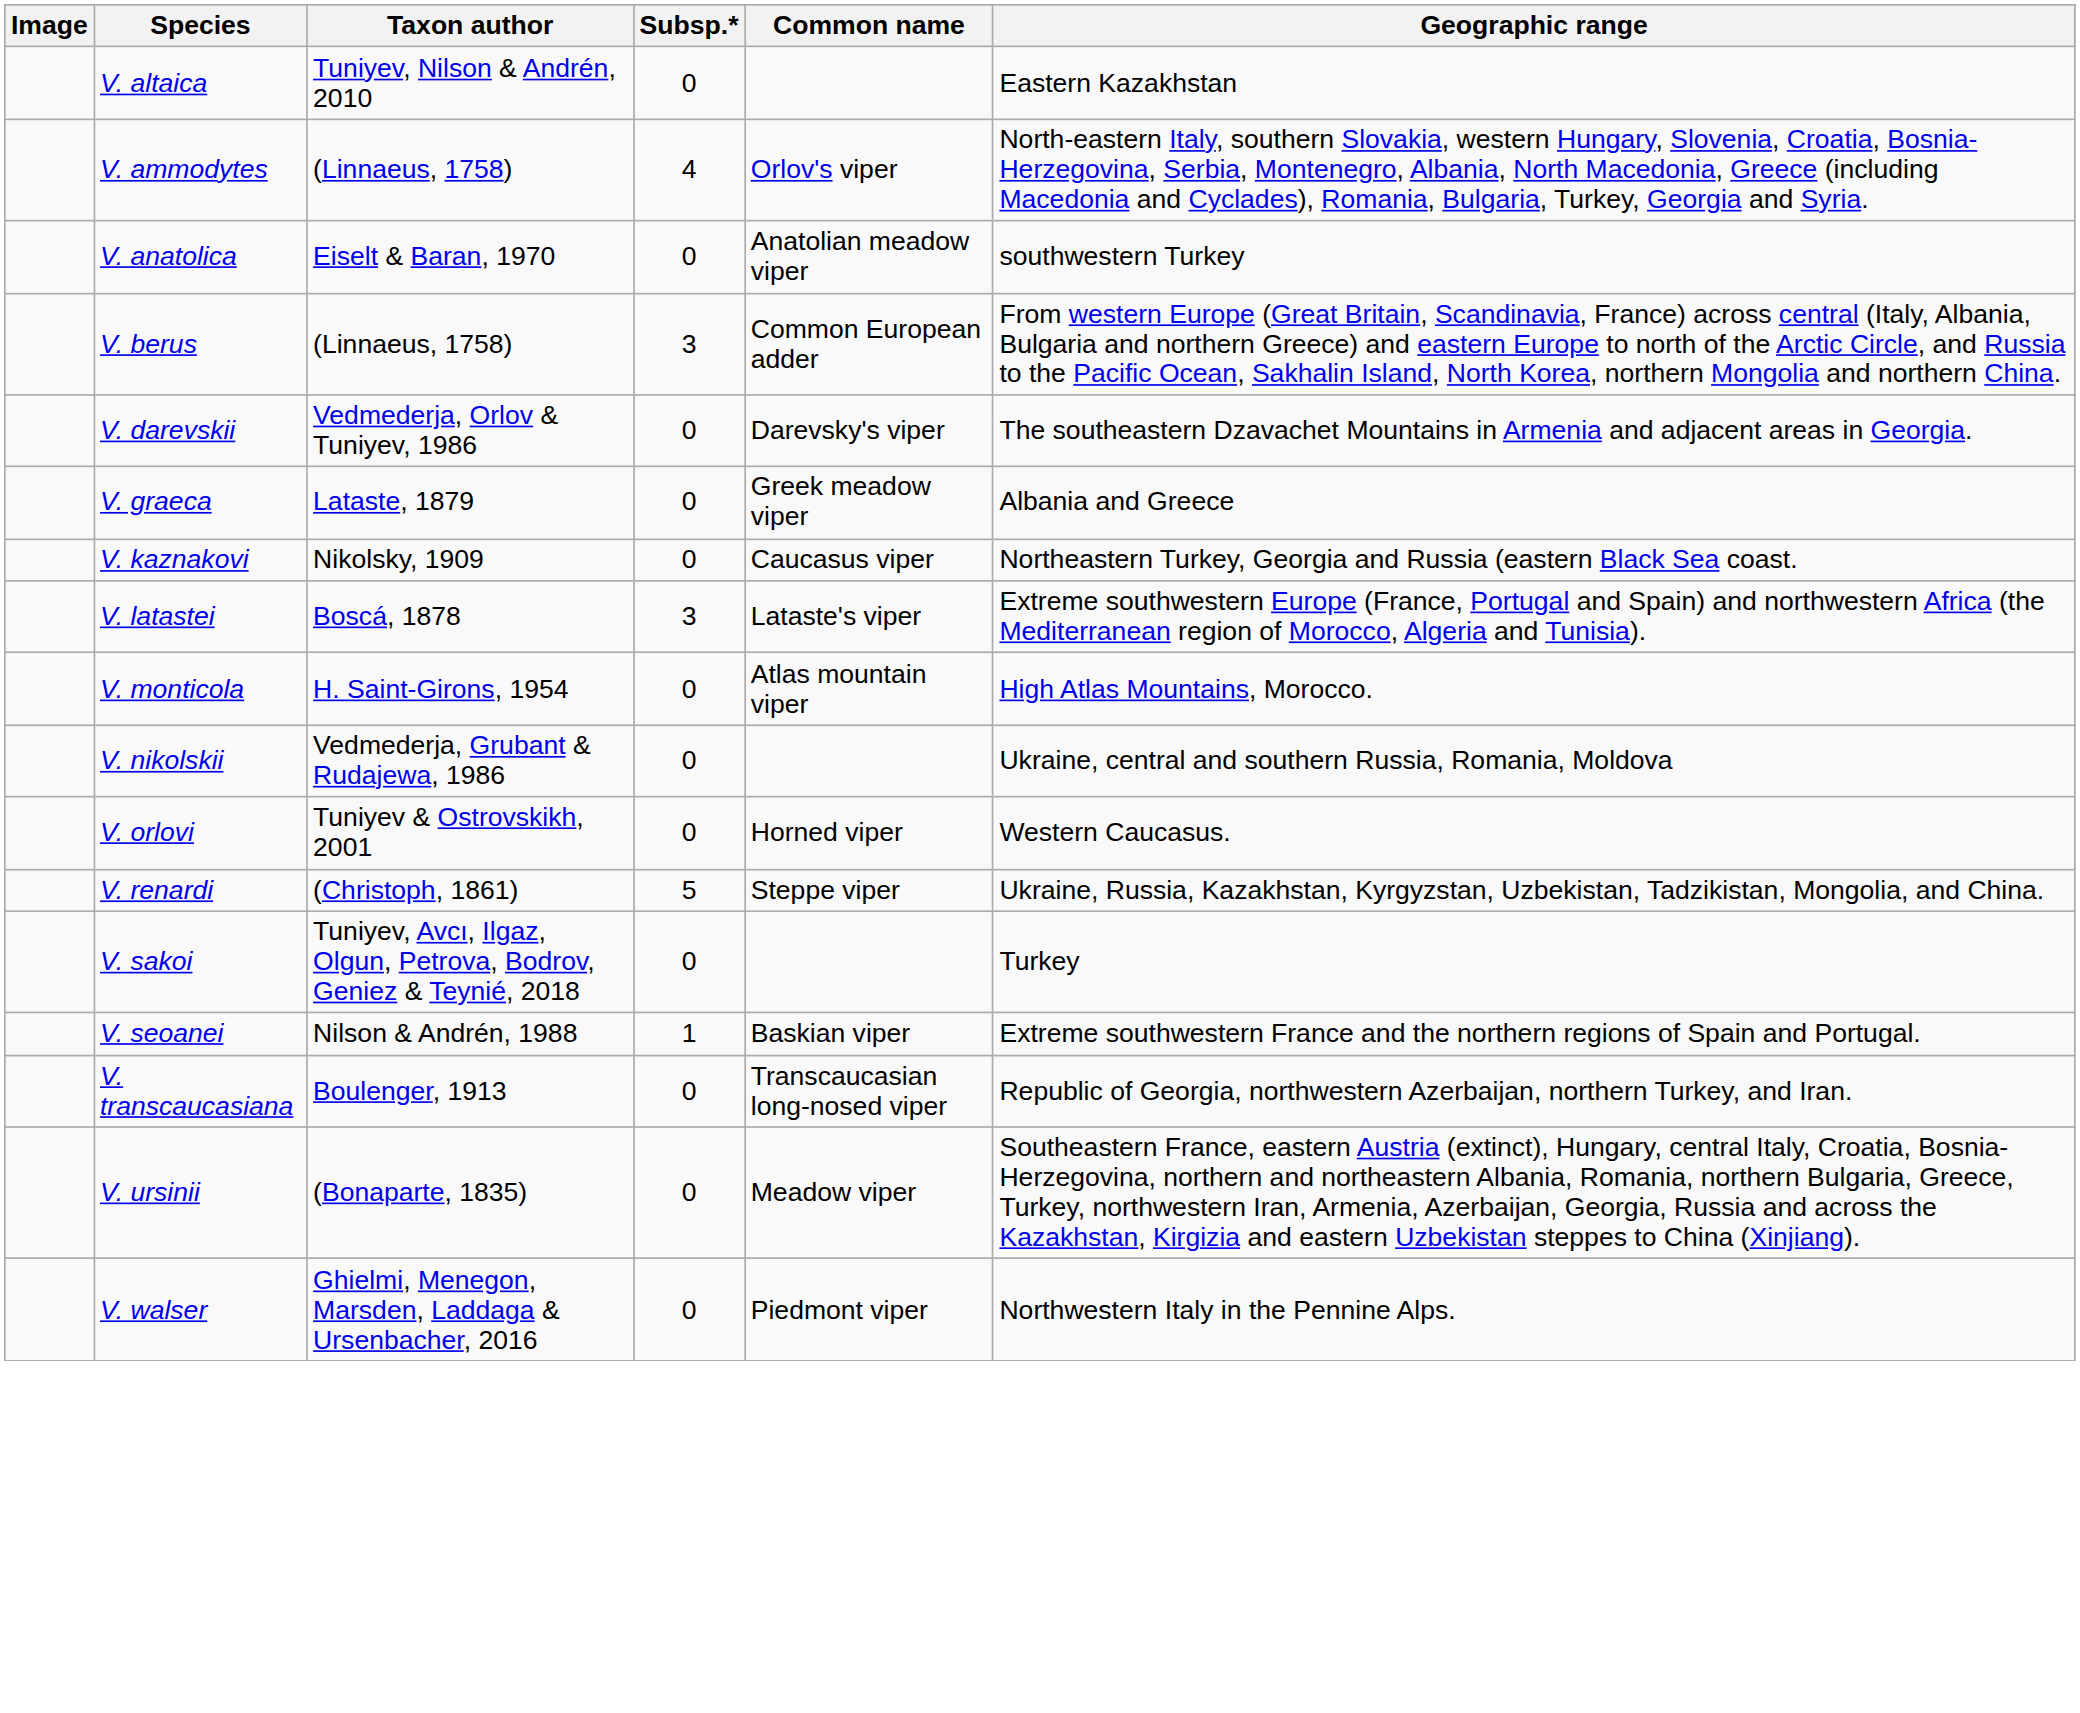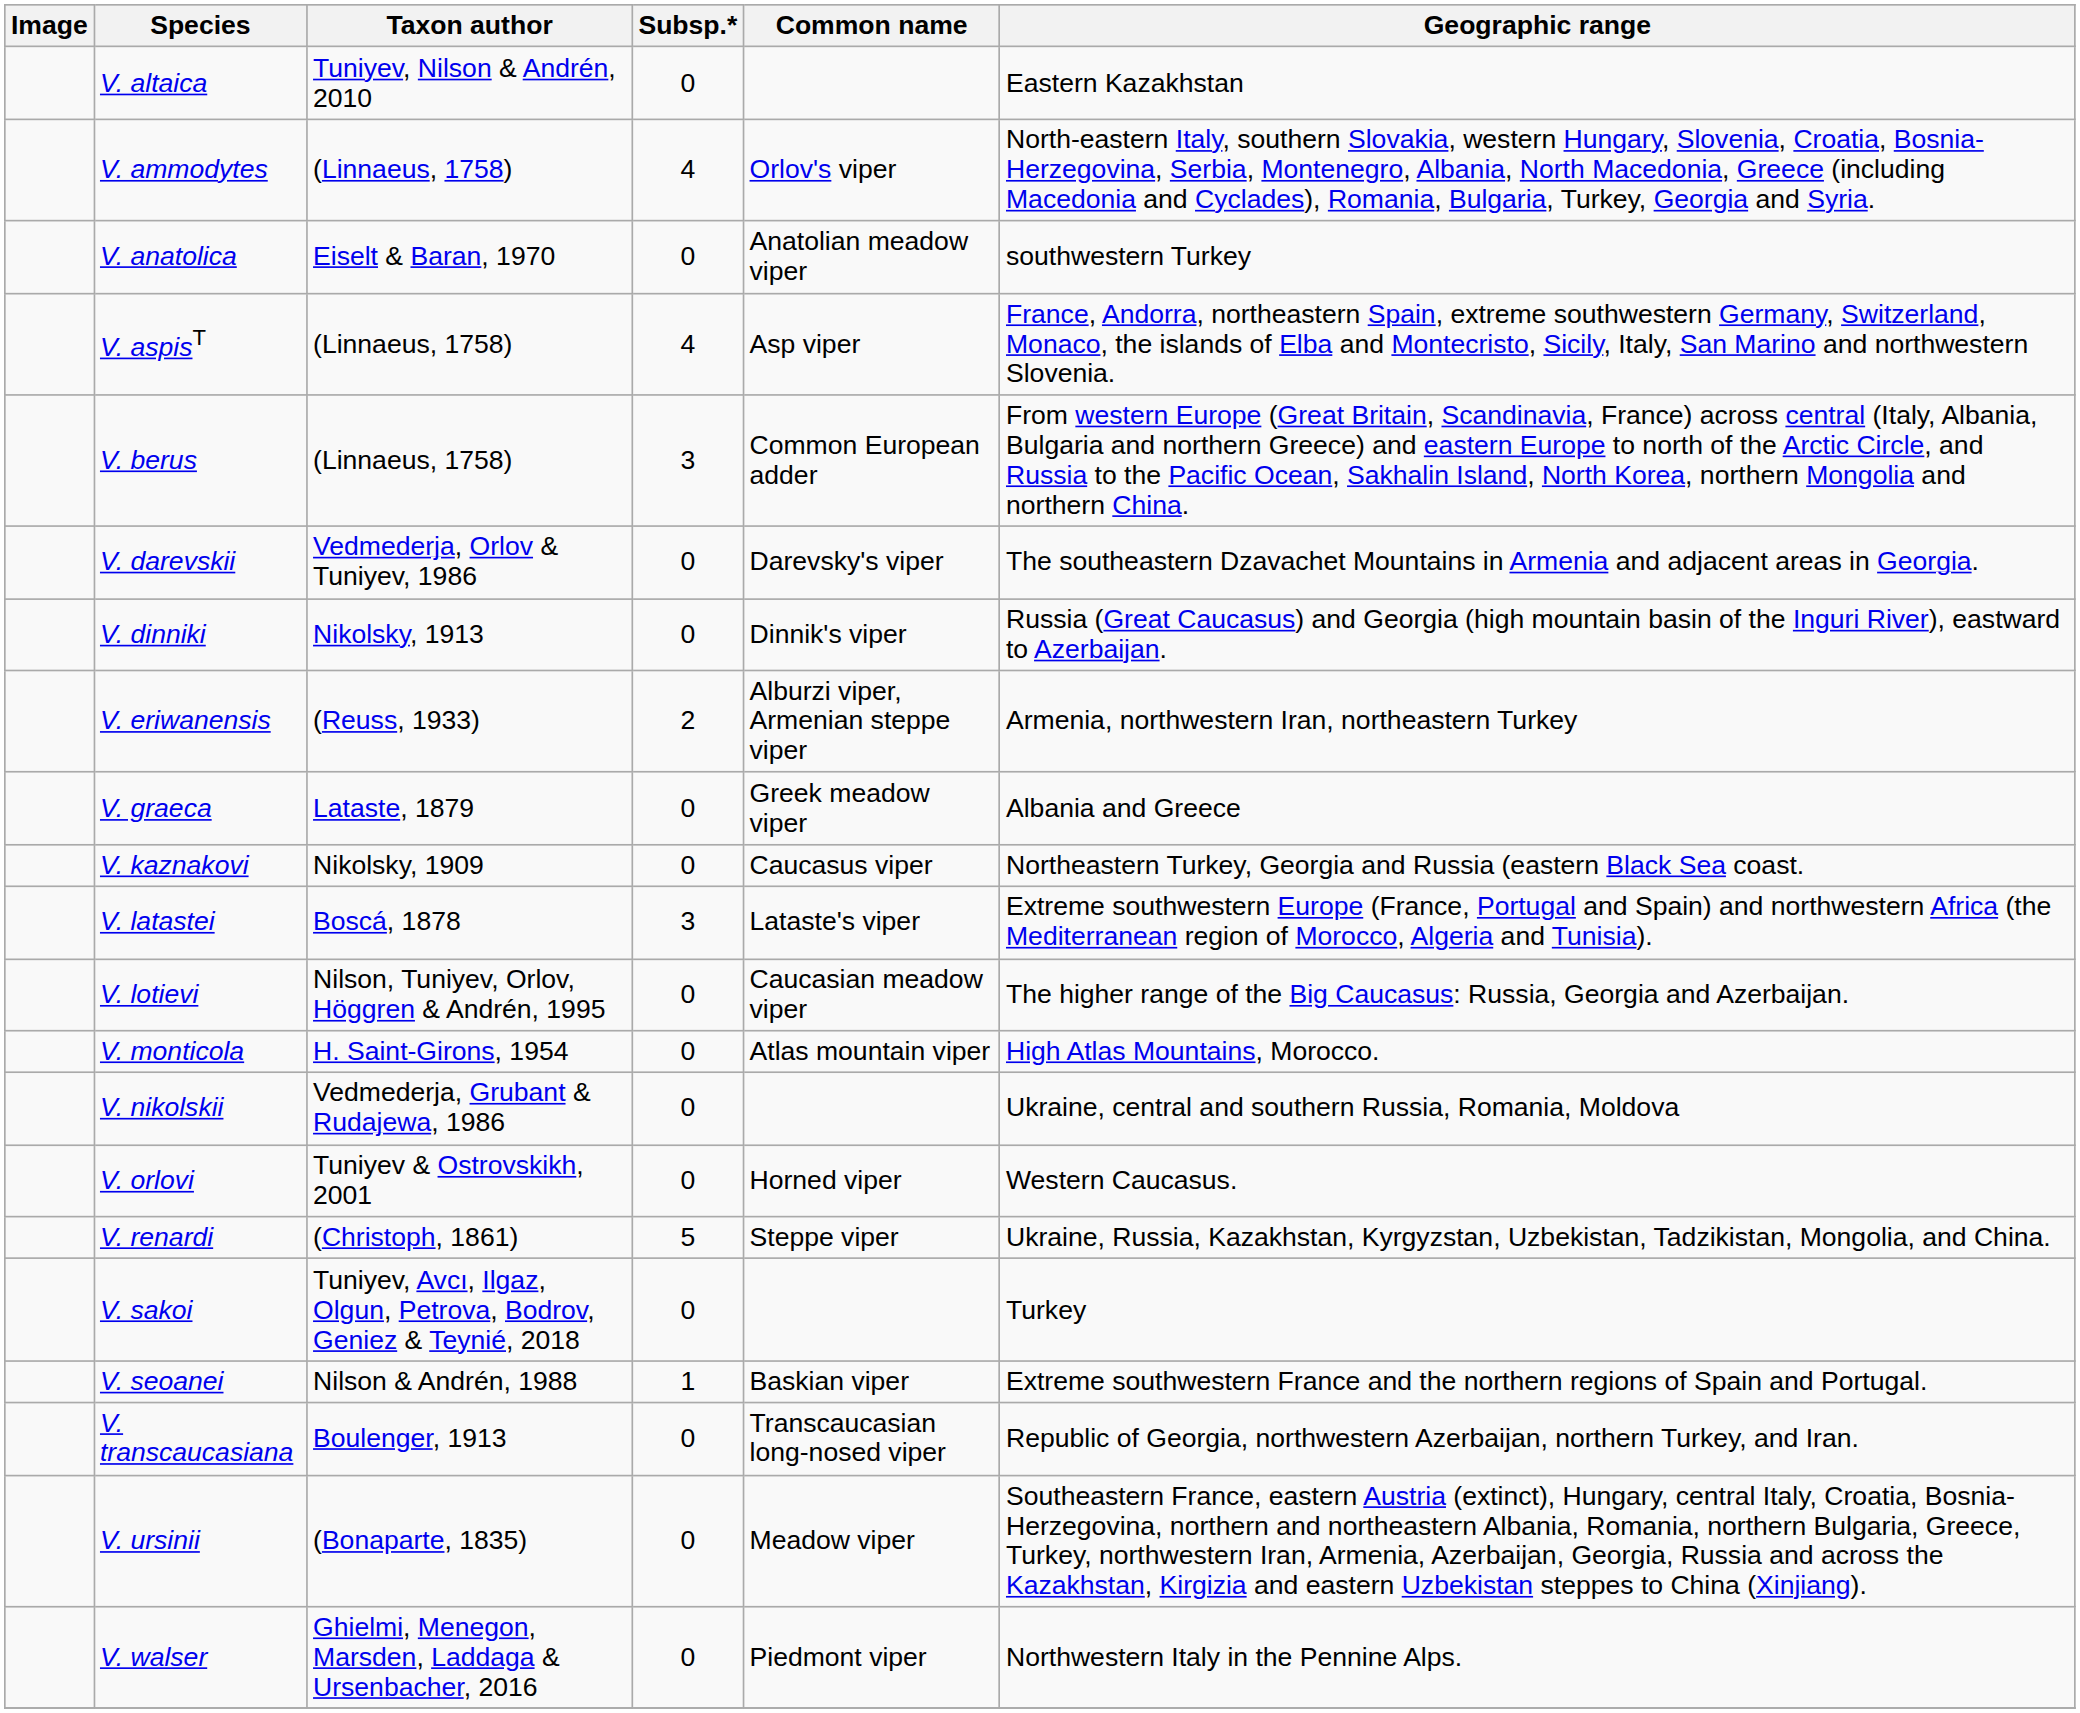+ row: (153, 343)
+ row: (153, 634)
+ row: (185, 721)
+ row: (149, 994)
